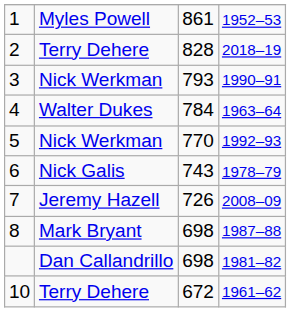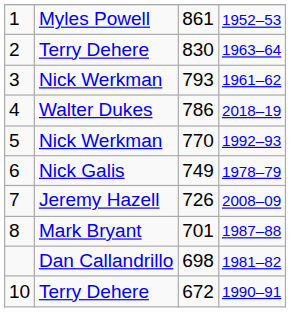(198, 49) 828 -> (198, 49) 830
(252, 50) 2018–19 -> (252, 50) 1963–64
(252, 80) 1990–91 -> (252, 80) 1961–62
(198, 110) 784 -> (198, 110) 786
(252, 110) 1963–64 -> (252, 110) 2018–19
(198, 170) 743 -> (198, 170) 749
(198, 230) 698 -> (198, 230) 701
(252, 291) 1961–62 -> (252, 291) 1990–91
